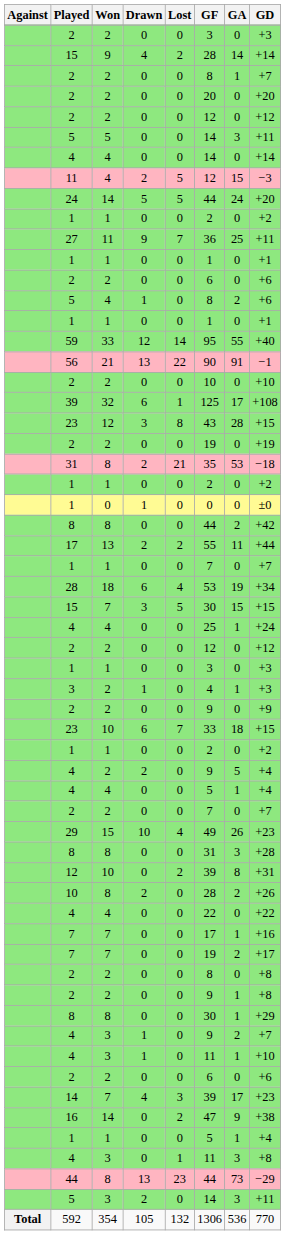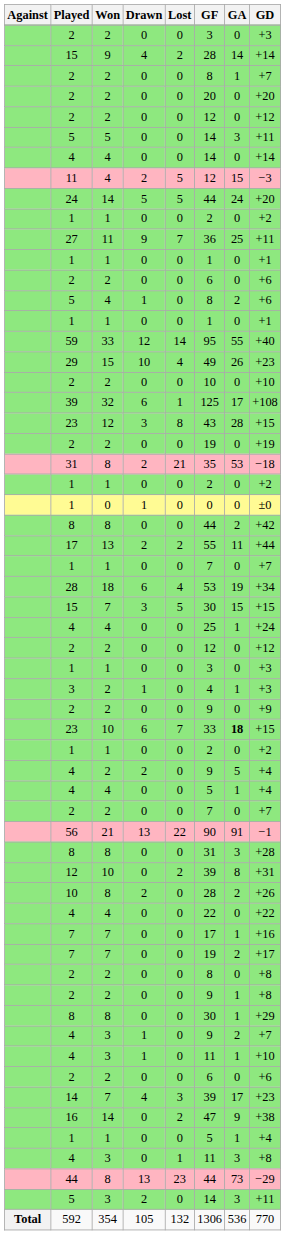rows swapped: (72, 832) <-> (72, 362)
(237, 729) normal -> (237, 729) bold
